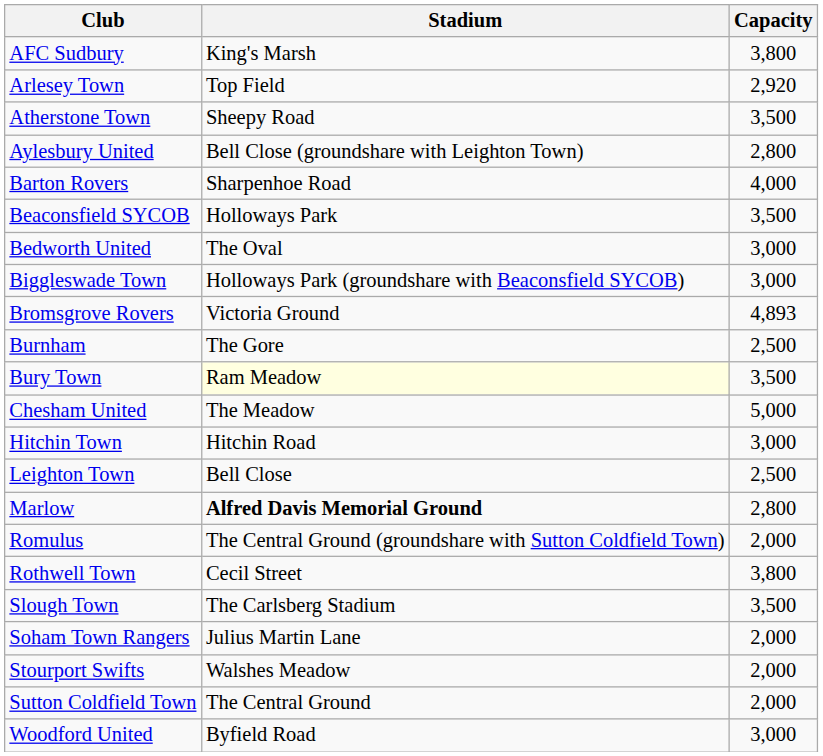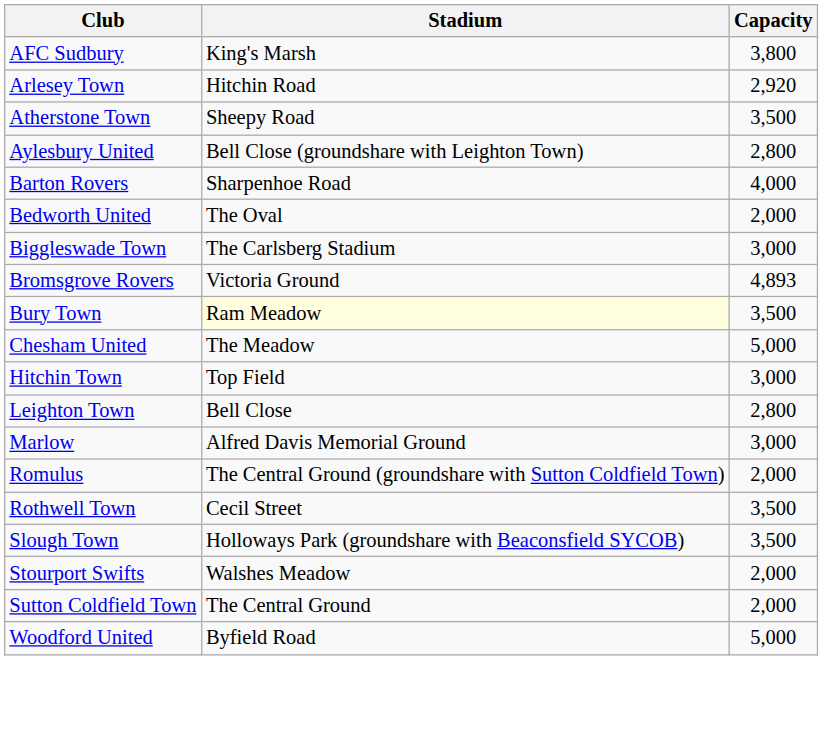(245, 85) Top Field -> (261, 85) Hitchin Road
- row: (100, 215)
(773, 248) 3,000 -> (773, 215) 2,000
(445, 280) Holloways Park (groundshare with Beaconsfield SYCOB) -> (301, 248) The Carlsberg Stadium
- row: (47, 345)
(261, 442) Hitchin Road -> (245, 378) Top Field
(773, 475) 2,500 -> (773, 410) 2,800
(344, 507) bold -> (336, 442) normal
(773, 507) 2,800 -> (773, 442) 3,000
(773, 572) 3,800 -> (773, 507) 3,500
(301, 605) The Carlsberg Stadium -> (445, 540) Holloways Park (groundshare with Beaconsfield SYCOB)
- row: (99, 637)
(773, 735) 3,000 -> (773, 637) 5,000
